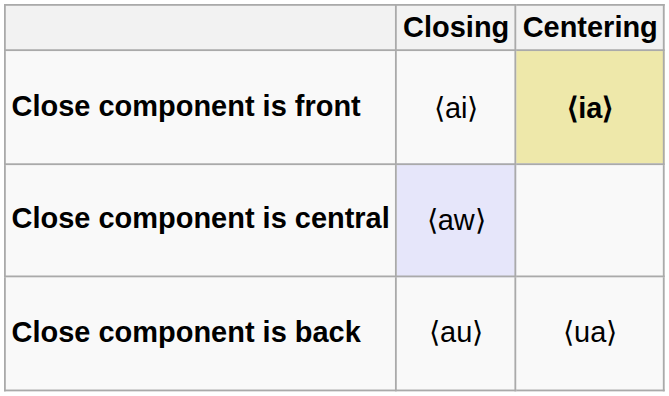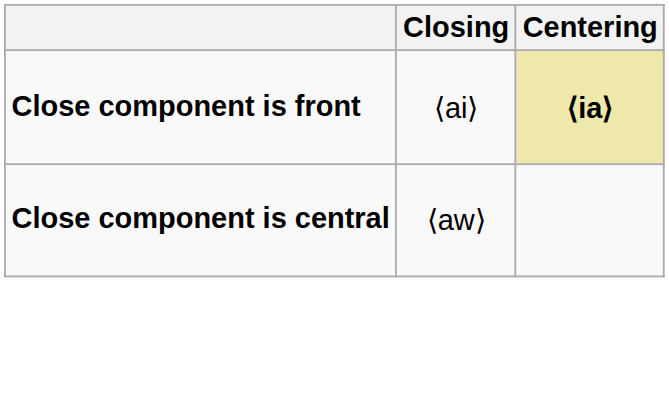(456, 220) lavender background -> (456, 220) no background
- row: (186, 332)
